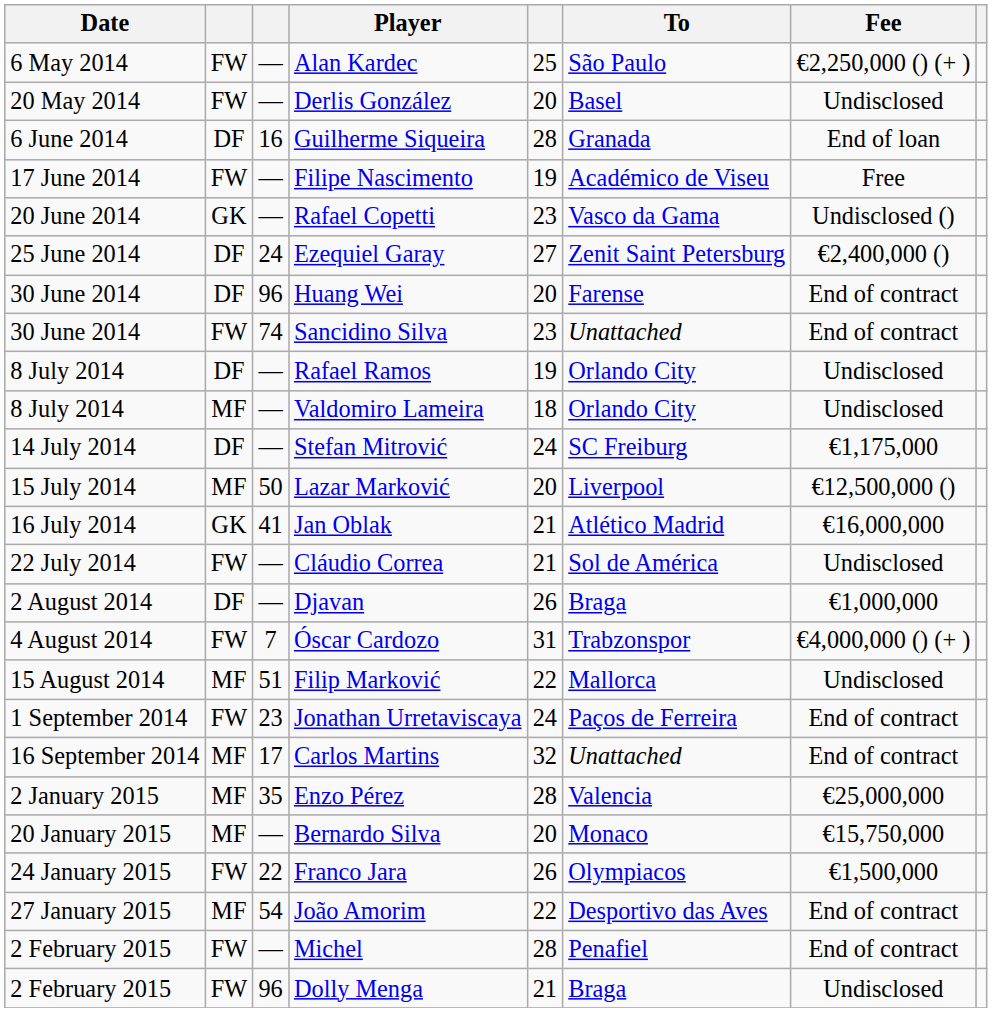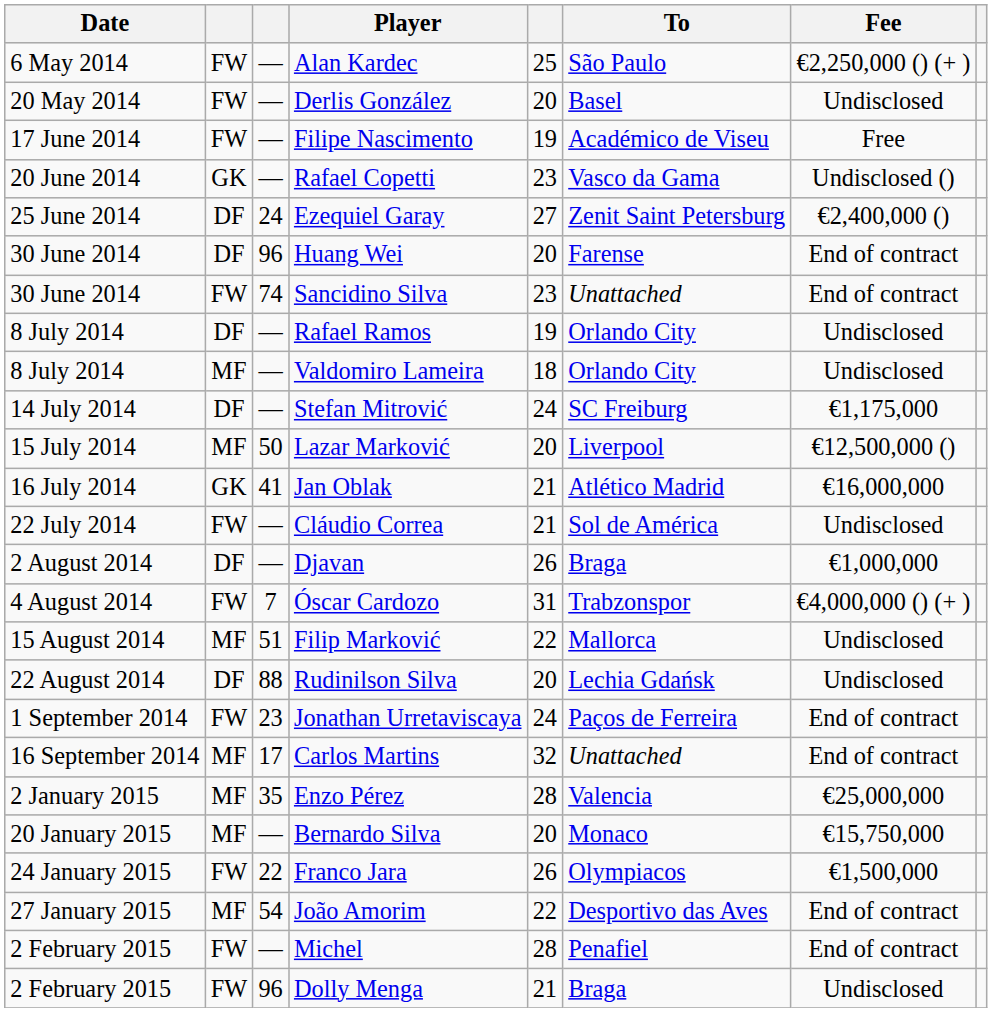- row: (389, 139)
+ row: (375, 679)
